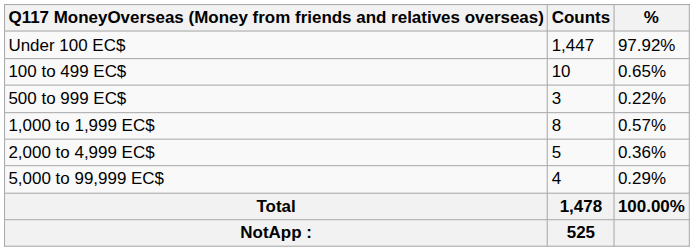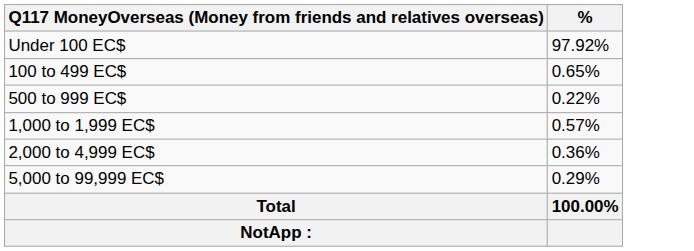- column: (581, 17)
